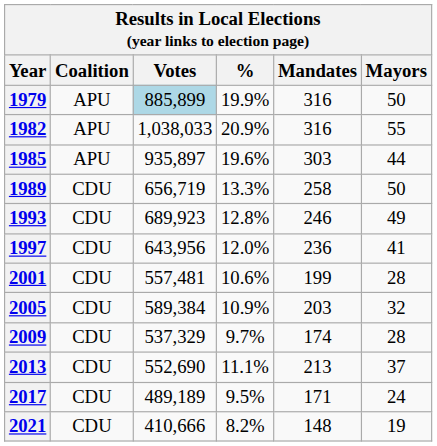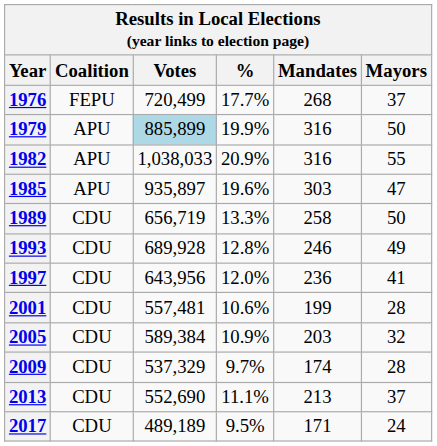+ row: (28, 99)
(396, 159) 44 -> (396, 188) 47
(175, 218) 689,923 -> (175, 248) 689,928
- row: (28, 426)
